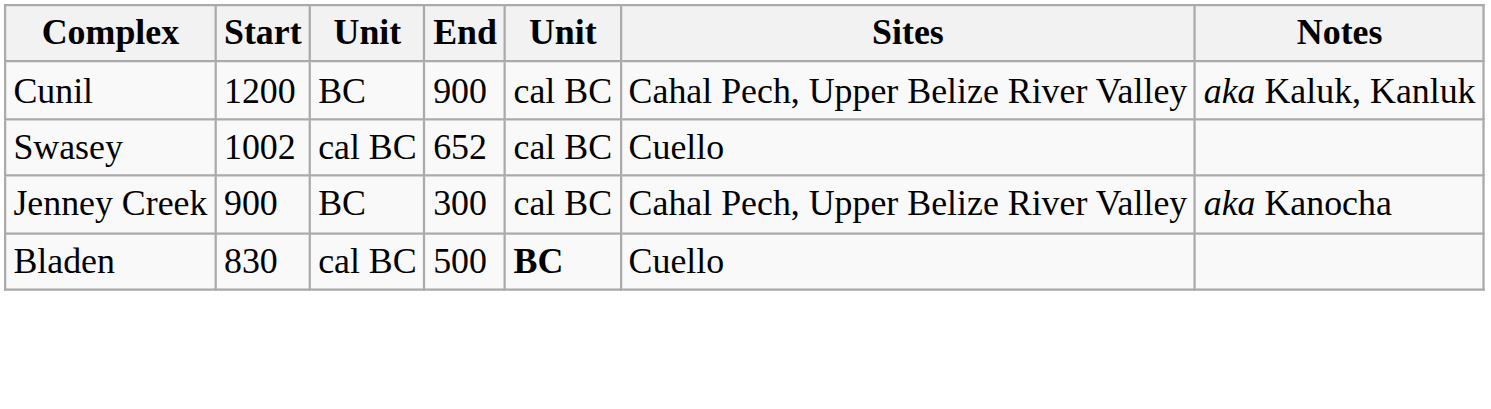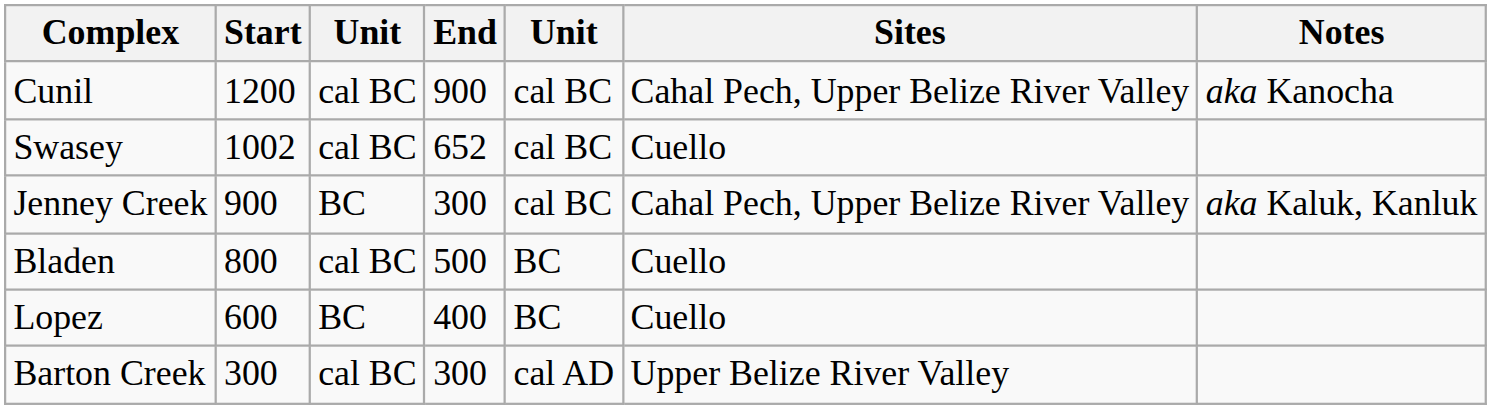(342, 89) BC -> (367, 89) cal BC
(1340, 89) aka Kaluk, Kanluk -> (1300, 89) aka Kanocha
(1298, 203) aka Kanocha -> (1342, 203) aka Kaluk, Kanluk
(251, 260) 830 -> (251, 260) 800
(538, 260) bold -> (537, 260) normal
+ row: (58, 317)
+ row: (109, 373)
